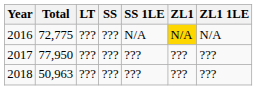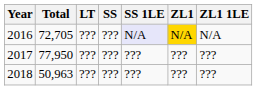(56, 34) 72,775 -> (56, 34) 72,705
(135, 34) no background -> (135, 34) lavender background
